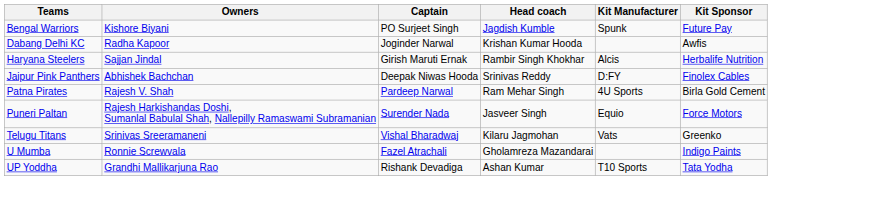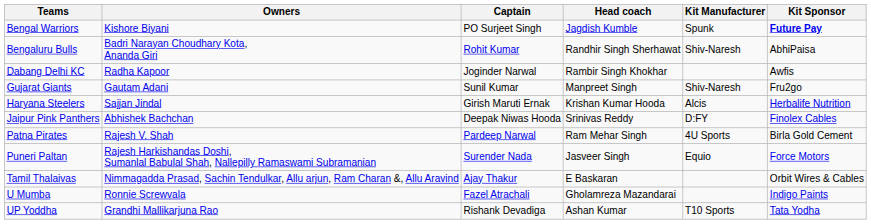(707, 28) normal -> (796, 28) bold
+ row: (42, 50)
(532, 44) Krishan Kumar Hooda -> (616, 71) Rambir Singh Khokhar
+ row: (39, 87)
(534, 60) Rambir Singh Khokhar -> (615, 103) Krishan Kumar Hooda
+ row: (41, 179)
- row: (36, 135)
